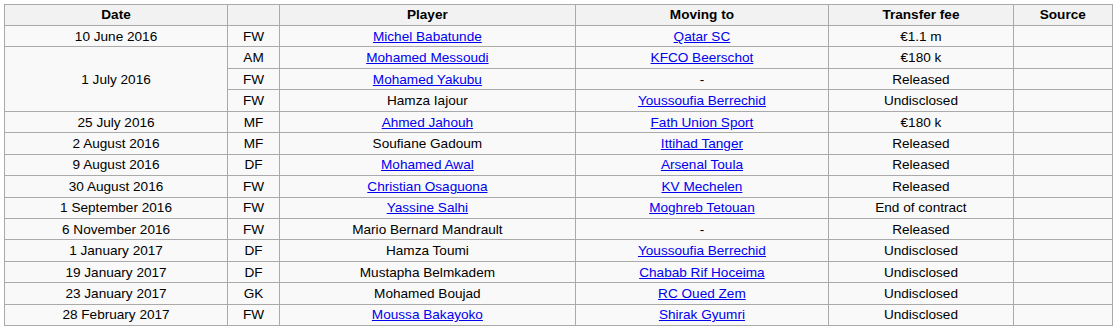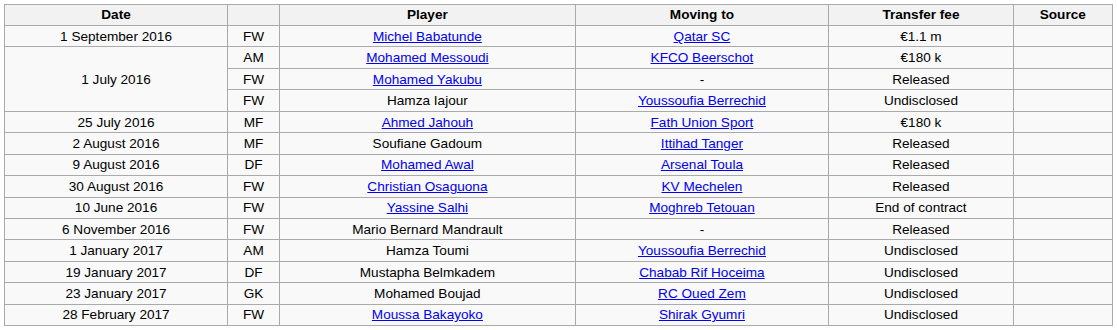(116, 36) 10 June 2016 -> (116, 36) 1 September 2016
(116, 208) 1 September 2016 -> (116, 208) 10 June 2016
(254, 251) DF -> (254, 251) AM
